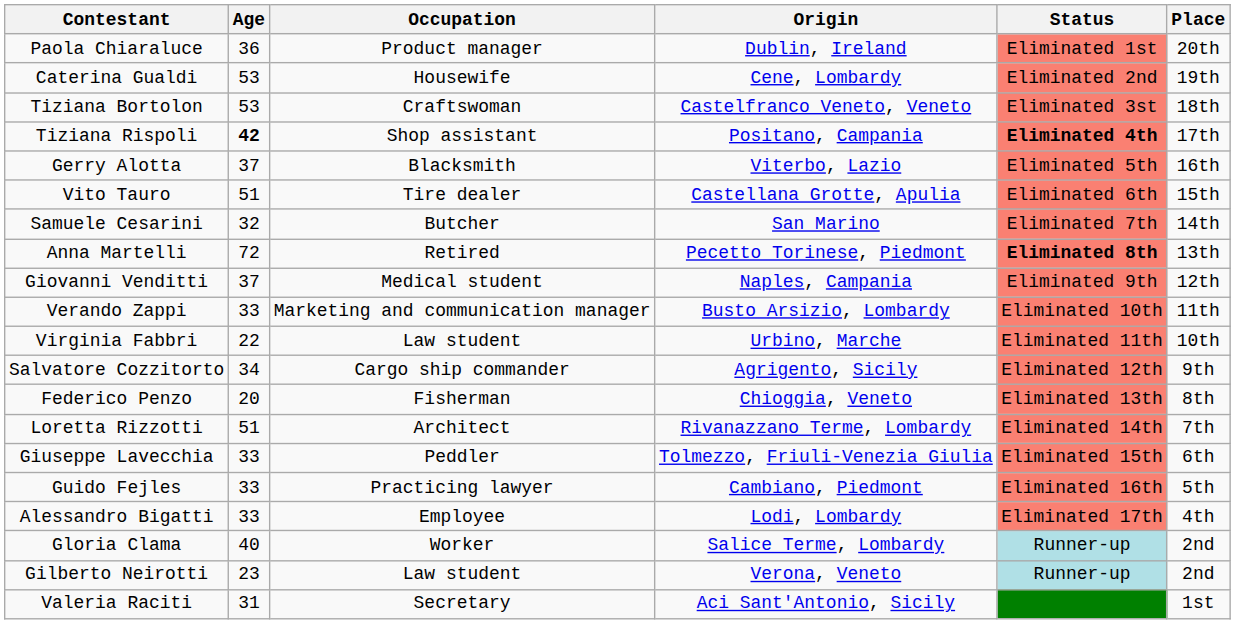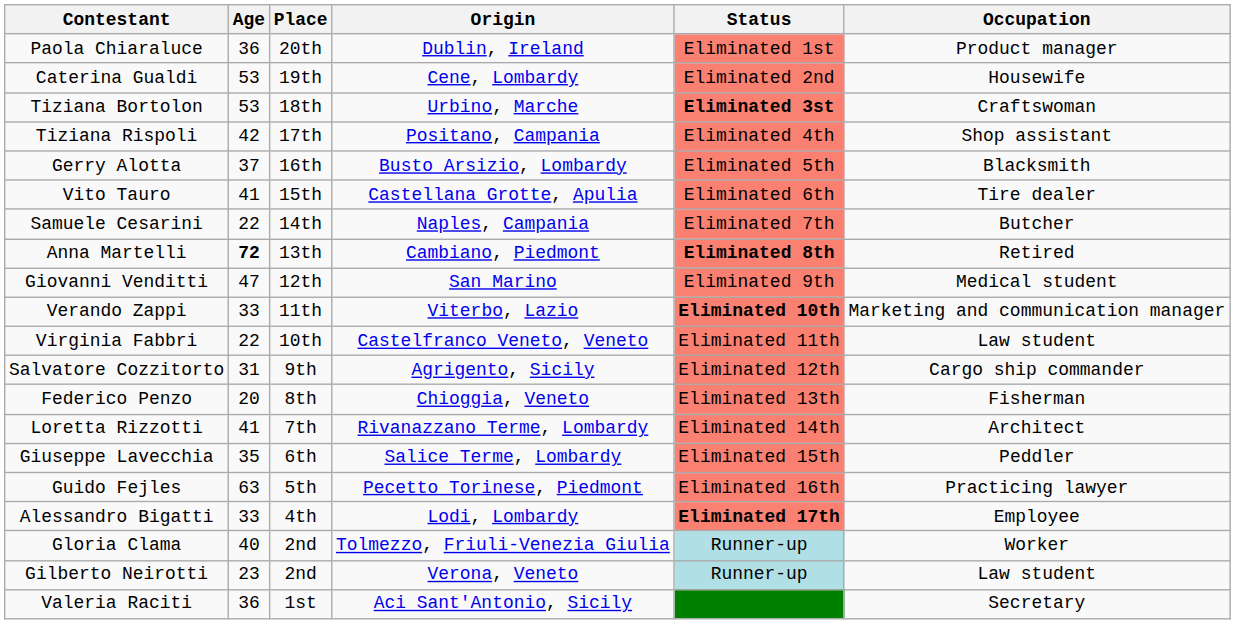columns swapped: (462, 19) <-> (1198, 19)
(826, 107) Castelfranco Veneto, Veneto -> (503, 107) Urbino, Marche
(1082, 107) normal -> (759, 107) bold
(249, 136) bold -> (249, 136) normal
(1082, 136) bold -> (759, 136) normal
(826, 166) Viterbo, Lazio -> (503, 166) Busto Arsizio, Lombardy
(249, 195) 51 -> (249, 195) 41
(249, 224) 32 -> (249, 224) 22
(826, 224) San Marino -> (503, 224) Naples, Campania
(249, 253) normal -> (249, 253) bold
(826, 253) Pecetto Torinese, Piedmont -> (503, 253) Cambiano, Piedmont
(249, 282) 37 -> (249, 282) 47
(826, 282) Naples, Campania -> (503, 282) San Marino
(826, 312) Busto Arsizio, Lombardy -> (503, 312) Viterbo, Lazio
(1082, 312) normal -> (759, 312) bold
(826, 341) Urbino, Marche -> (503, 341) Castelfranco Veneto, Veneto
(249, 370) 34 -> (249, 370) 31
(249, 429) 51 -> (249, 429) 41
(249, 458) 33 -> (249, 458) 35
(826, 458) Tolmezzo, Friuli-Venezia Giulia -> (503, 458) Salice Terme, Lombardy
(249, 487) 33 -> (249, 487) 63
(826, 487) Cambiano, Piedmont -> (503, 487) Pecetto Torinese, Piedmont
(1082, 516) normal -> (759, 516) bold
(826, 546) Salice Terme, Lombardy -> (503, 546) Tolmezzo, Friuli-Venezia Giulia
(249, 604) 31 -> (249, 604) 36
